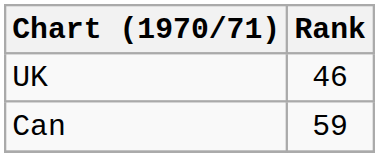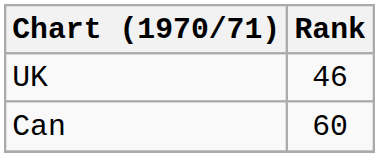(330, 126) 59 -> (330, 126) 60
